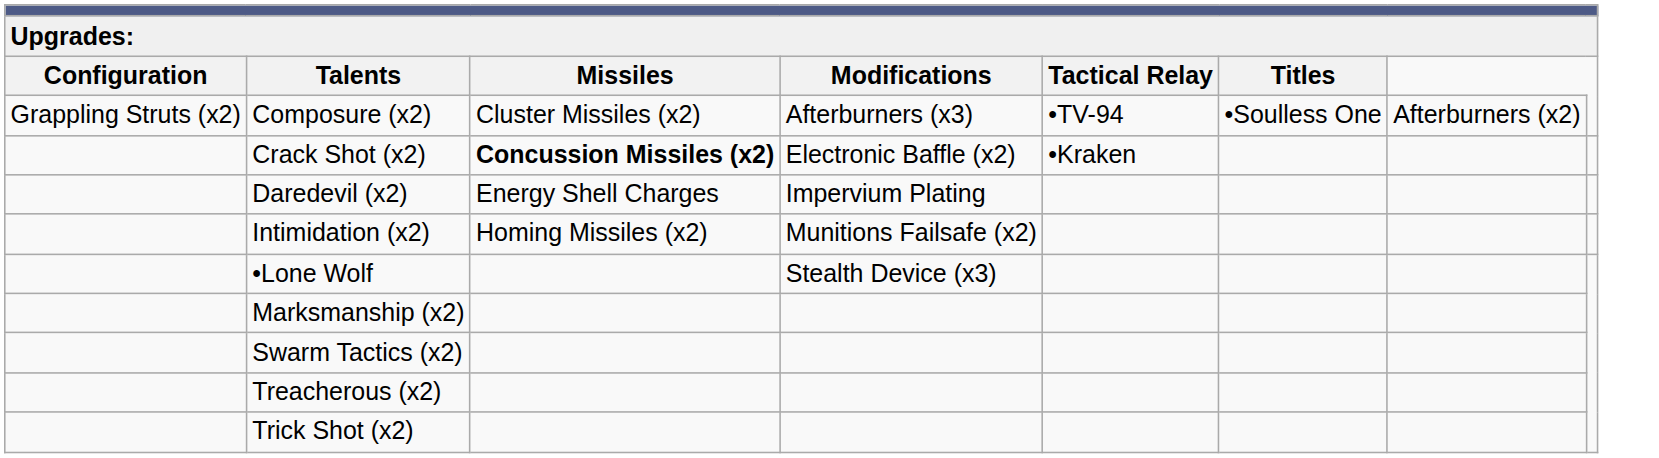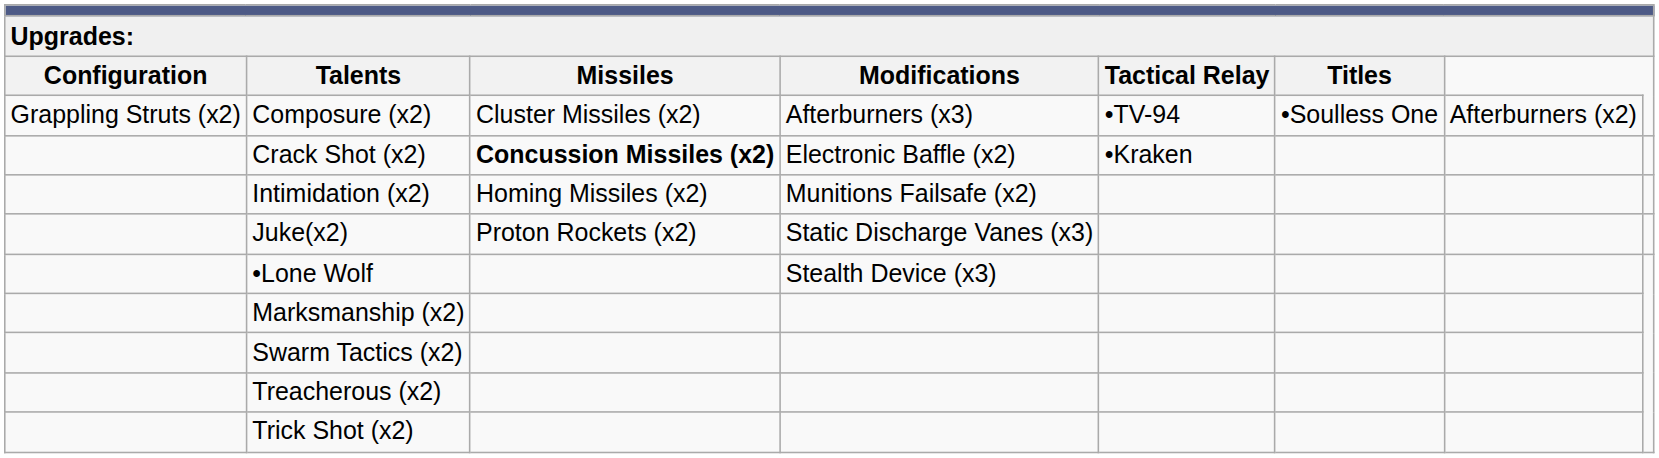- row: (330, 194)
+ row: (300, 233)
